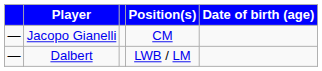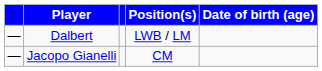rows swapped: (72, 57) <-> (72, 36)
